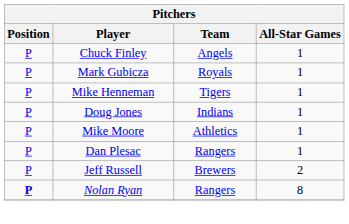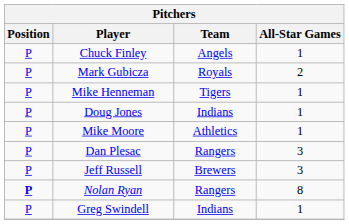(300, 72) 1 -> (300, 72) 2
(300, 151) 1 -> (300, 151) 3
(300, 170) 2 -> (300, 170) 3
+ row: (113, 209)
